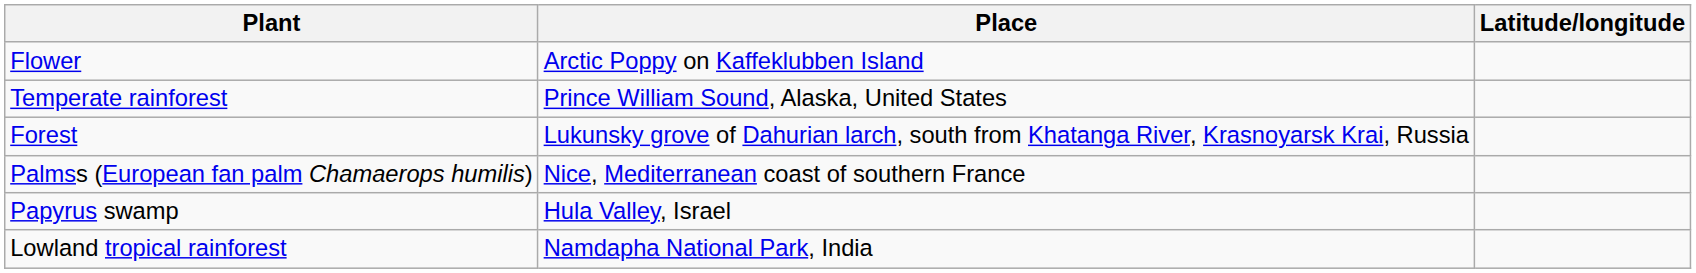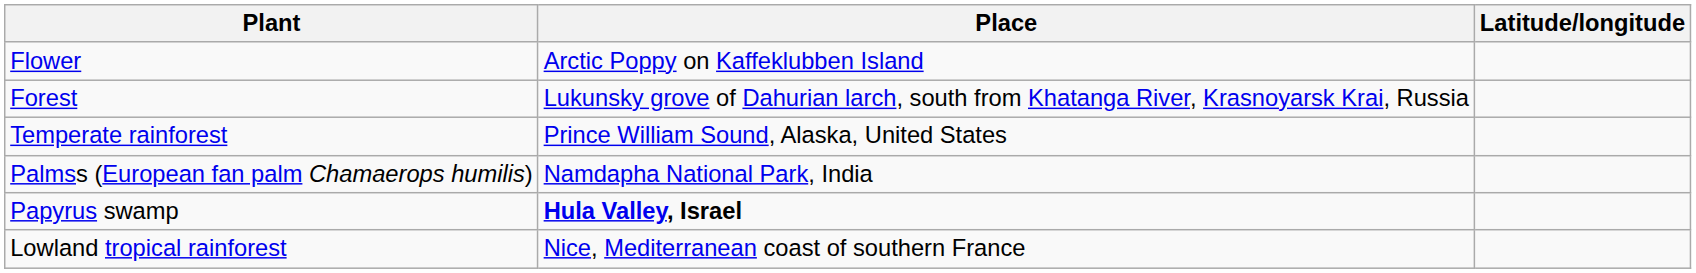rows swapped: (44, 135) <-> (119, 98)
(785, 173) Nice, Mediterranean coast of southern France -> (708, 173) Namdapha National Park, India
(637, 211) normal -> (643, 211) bold
(708, 248) Namdapha National Park, India -> (785, 248) Nice, Mediterranean coast of southern France
